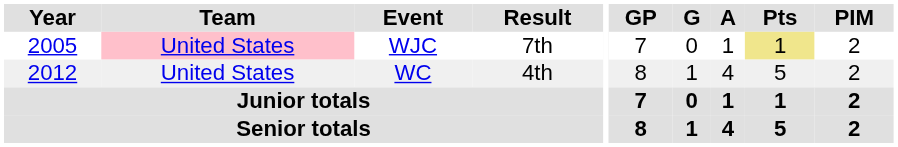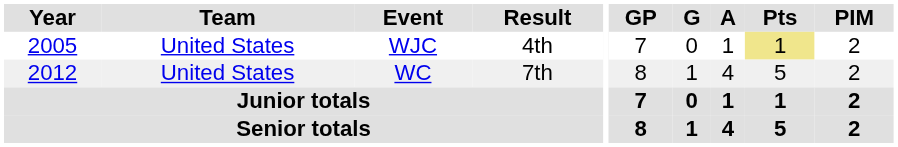(228, 45) pink background -> (228, 45) no background
(537, 45) 7th -> (537, 45) 4th
(537, 73) 4th -> (537, 73) 7th
